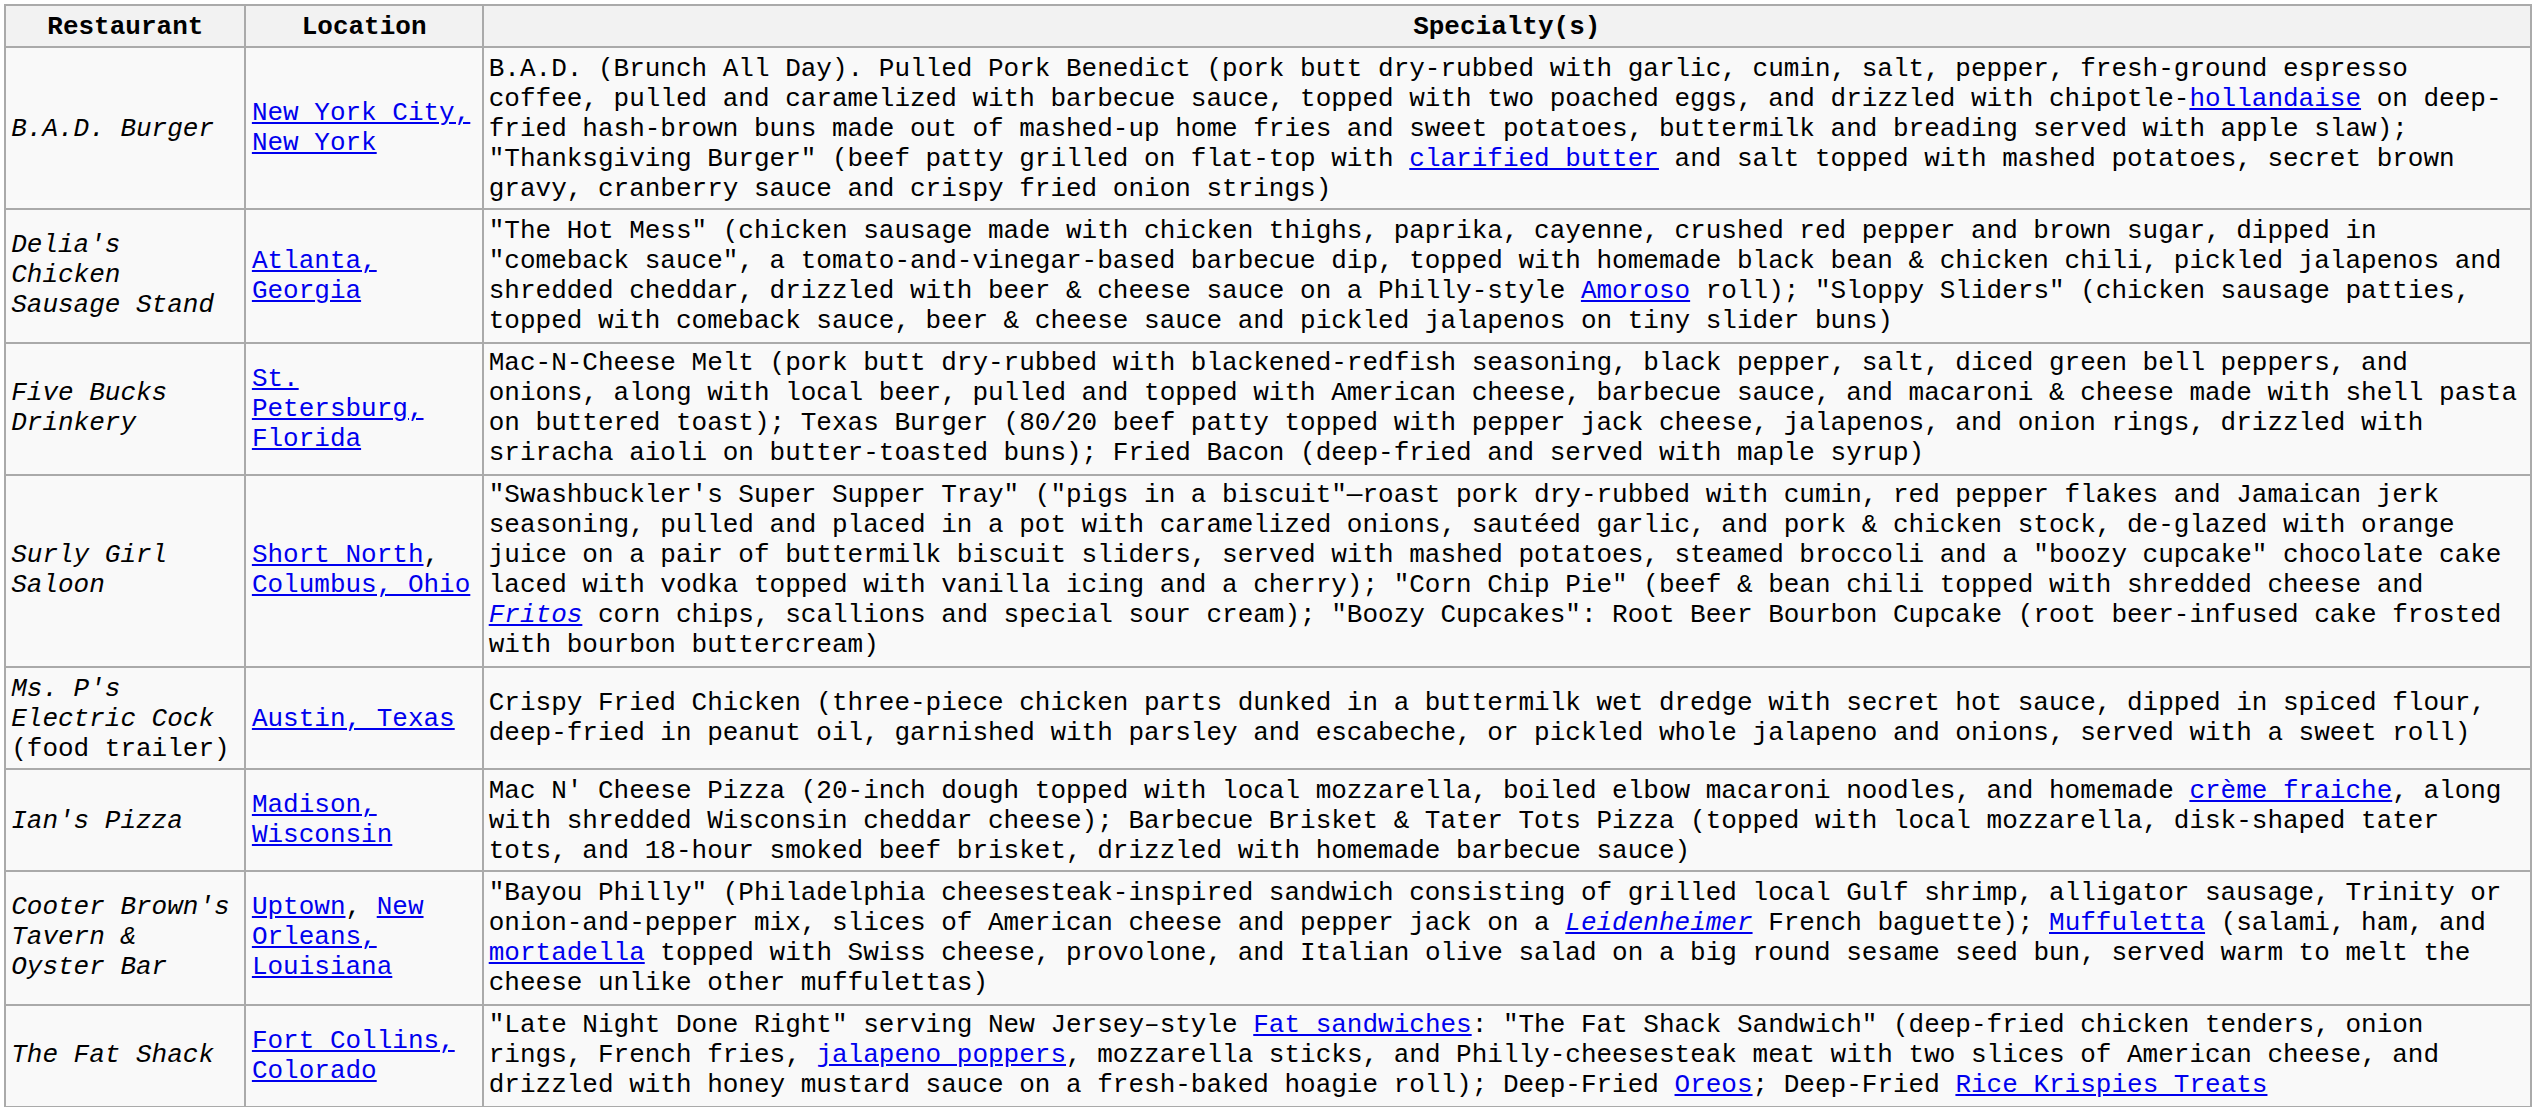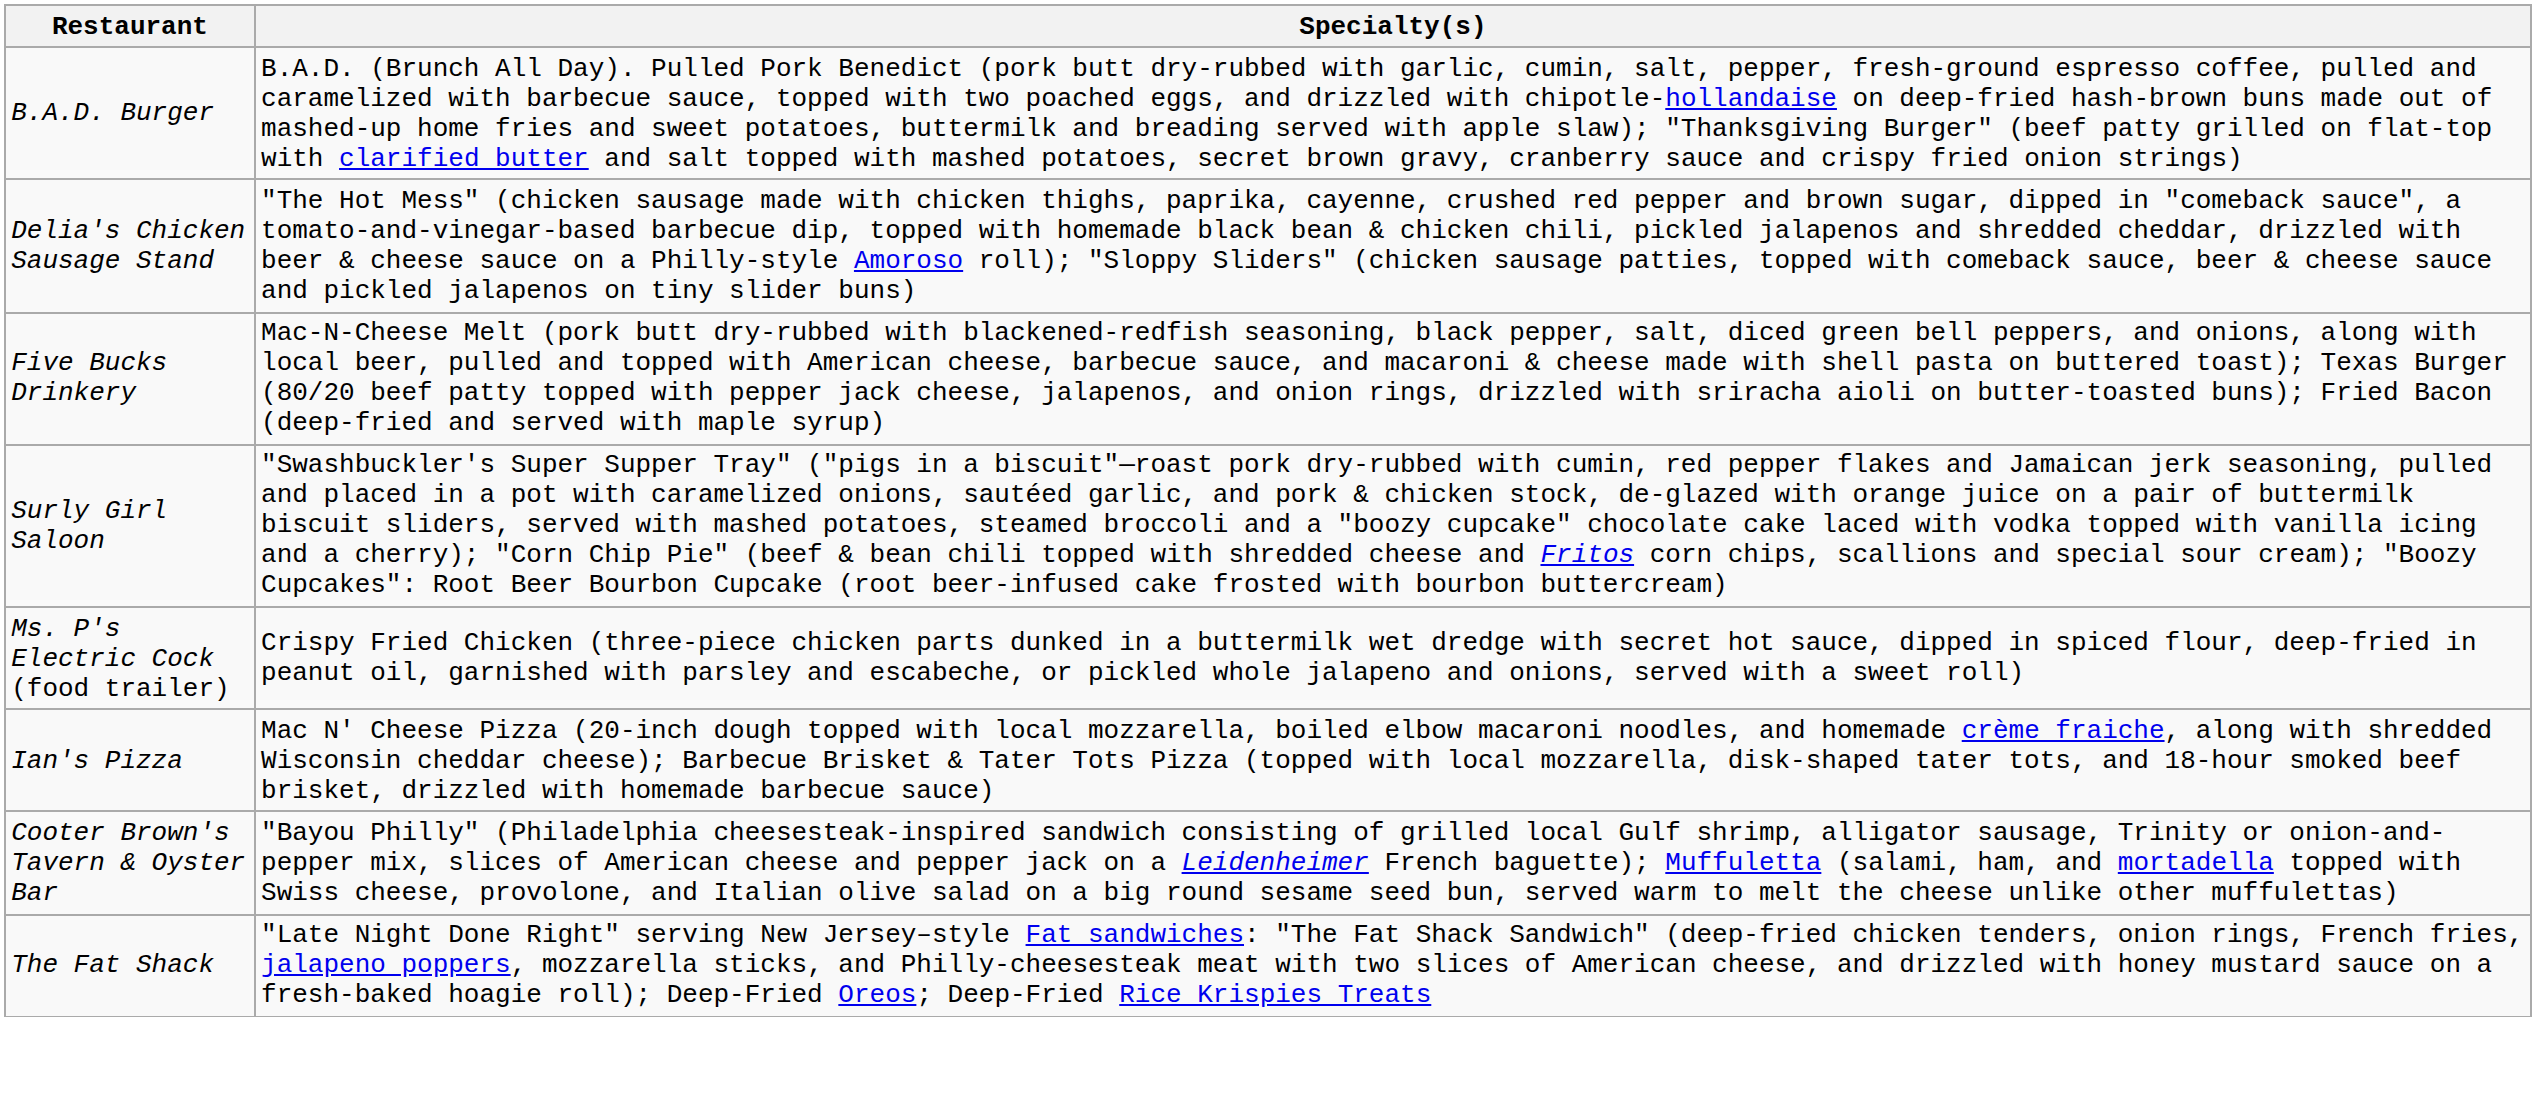- column: (364, 26)
